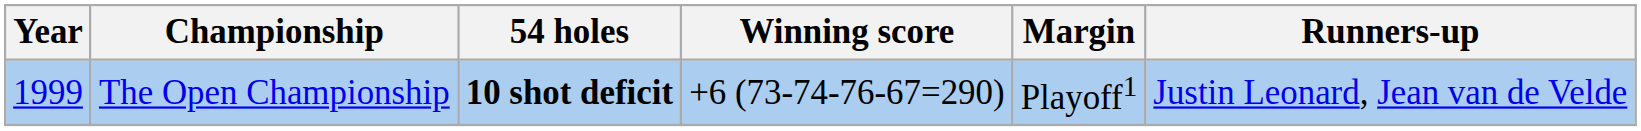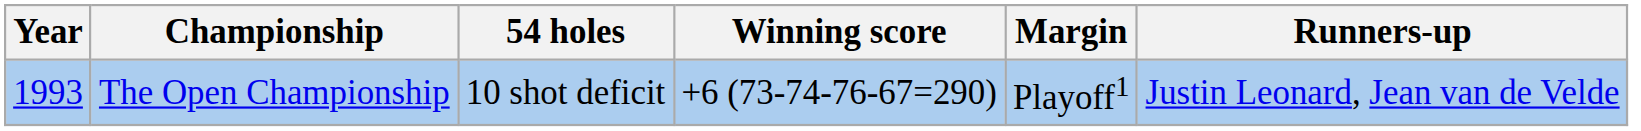(48, 92) 1999 -> (48, 92) 1993
(569, 92) bold -> (566, 92) normal
